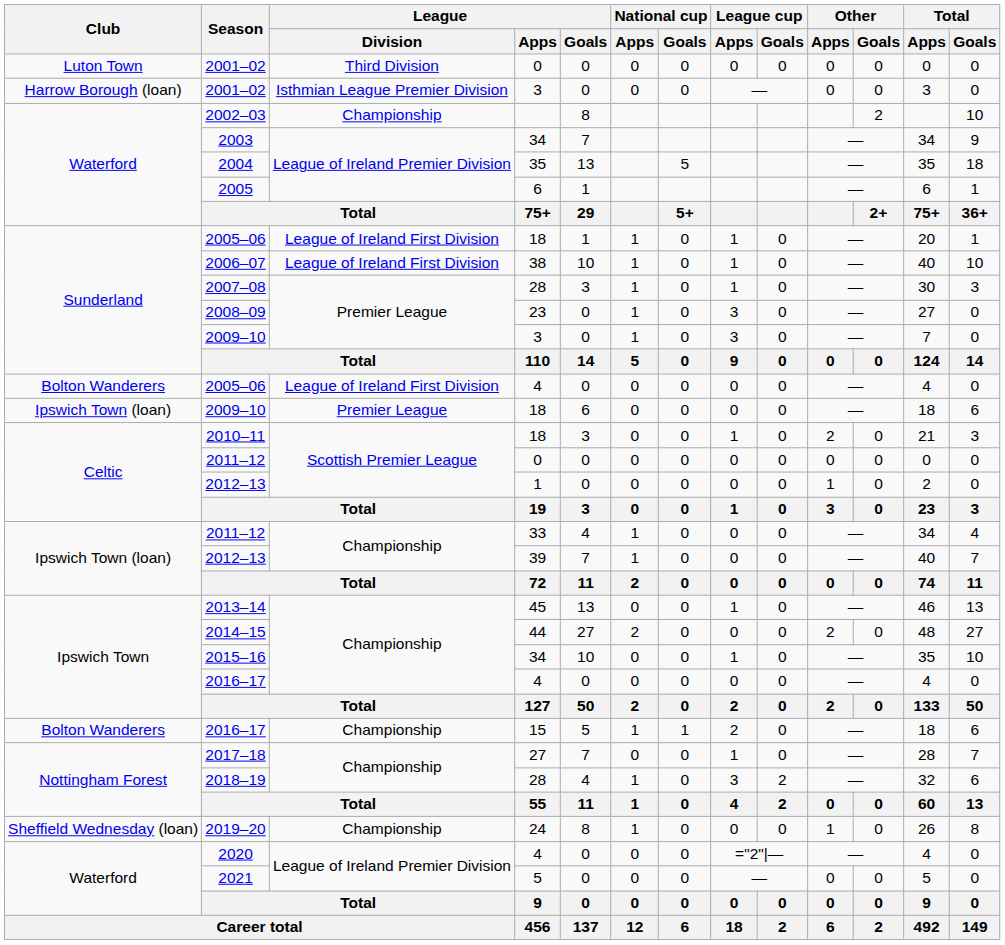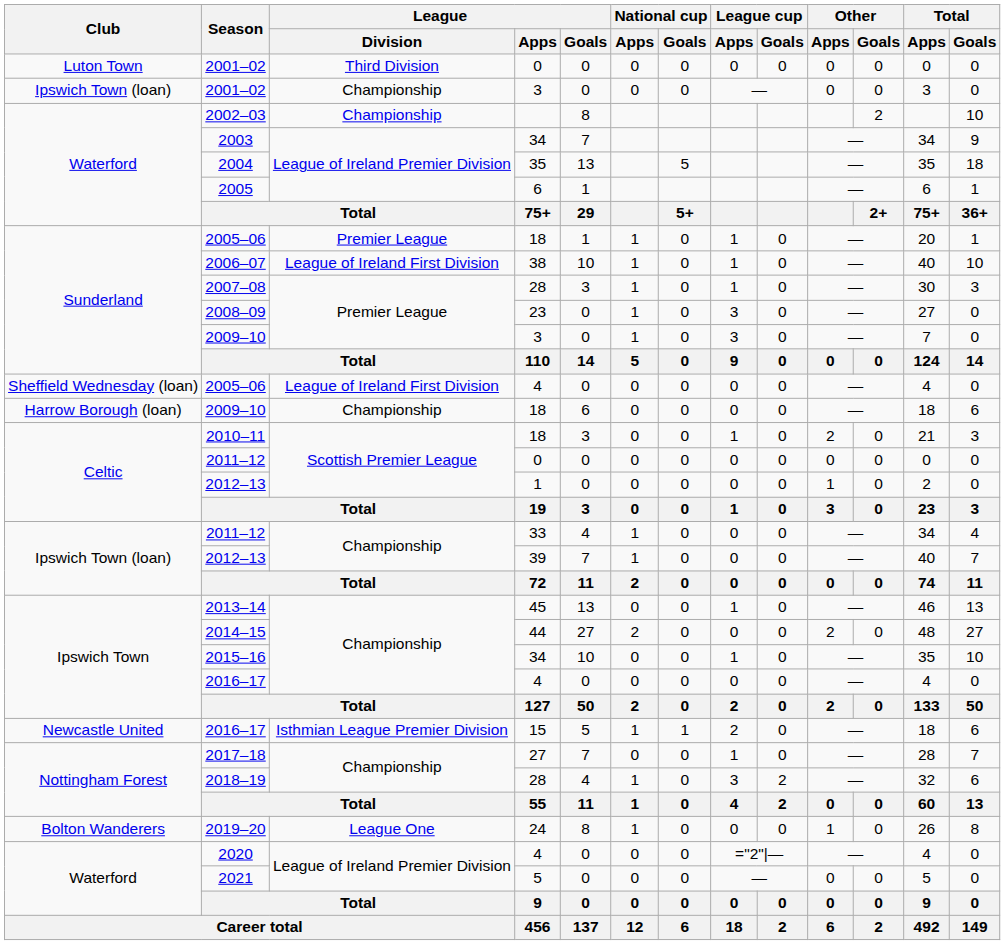(103, 90) Harrow Borough (loan) -> (103, 90) Ipswich Town (loan)
(392, 90) Isthmian League Premier Division -> (392, 90) Championship
(392, 238) League of Ireland First Division -> (392, 238) Premier League
(103, 386) Bolton Wanderers -> (103, 386) Sheffield Wednesday (loan)
(103, 410) Ipswich Town (loan) -> (103, 410) Harrow Borough (loan)
(392, 410) Premier League -> (392, 410) Championship
(103, 730) Bolton Wanderers -> (103, 730) Newcastle United
(392, 730) Championship -> (392, 730) Isthmian League Premier Division
(103, 829) Sheffield Wednesday (loan) -> (103, 829) Bolton Wanderers
(392, 829) Championship -> (392, 829) League One
